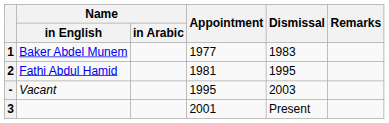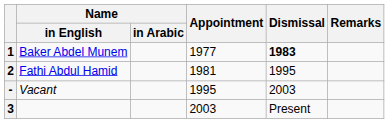(282, 52) normal -> (282, 52) bold
(203, 109) 2001 -> (203, 109) 2003
